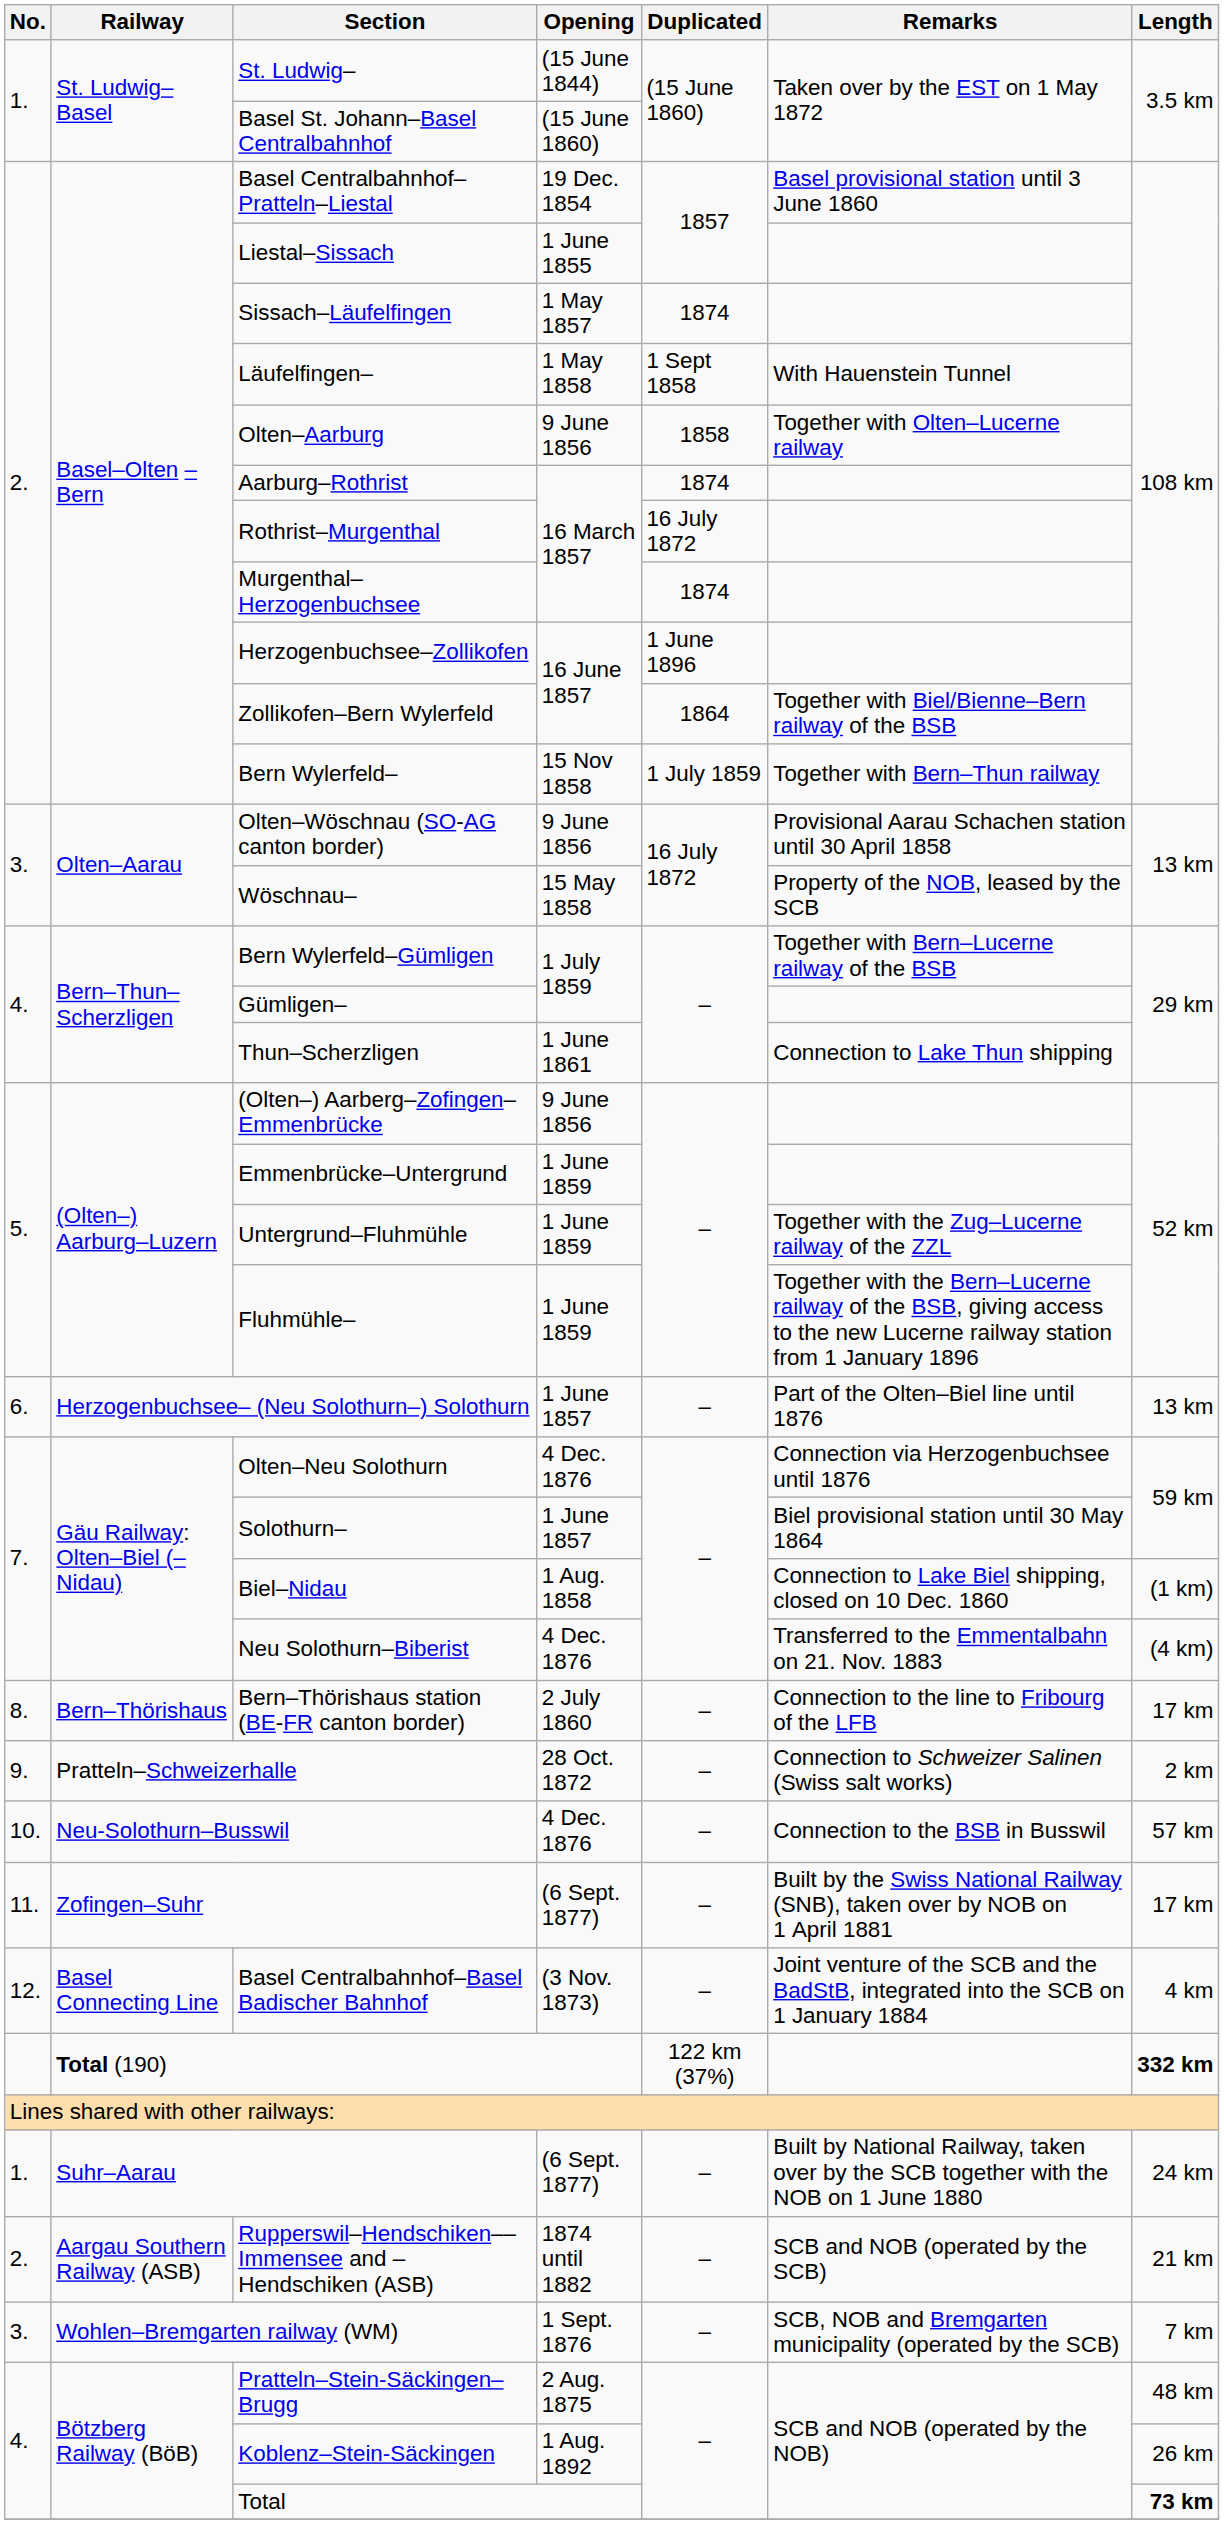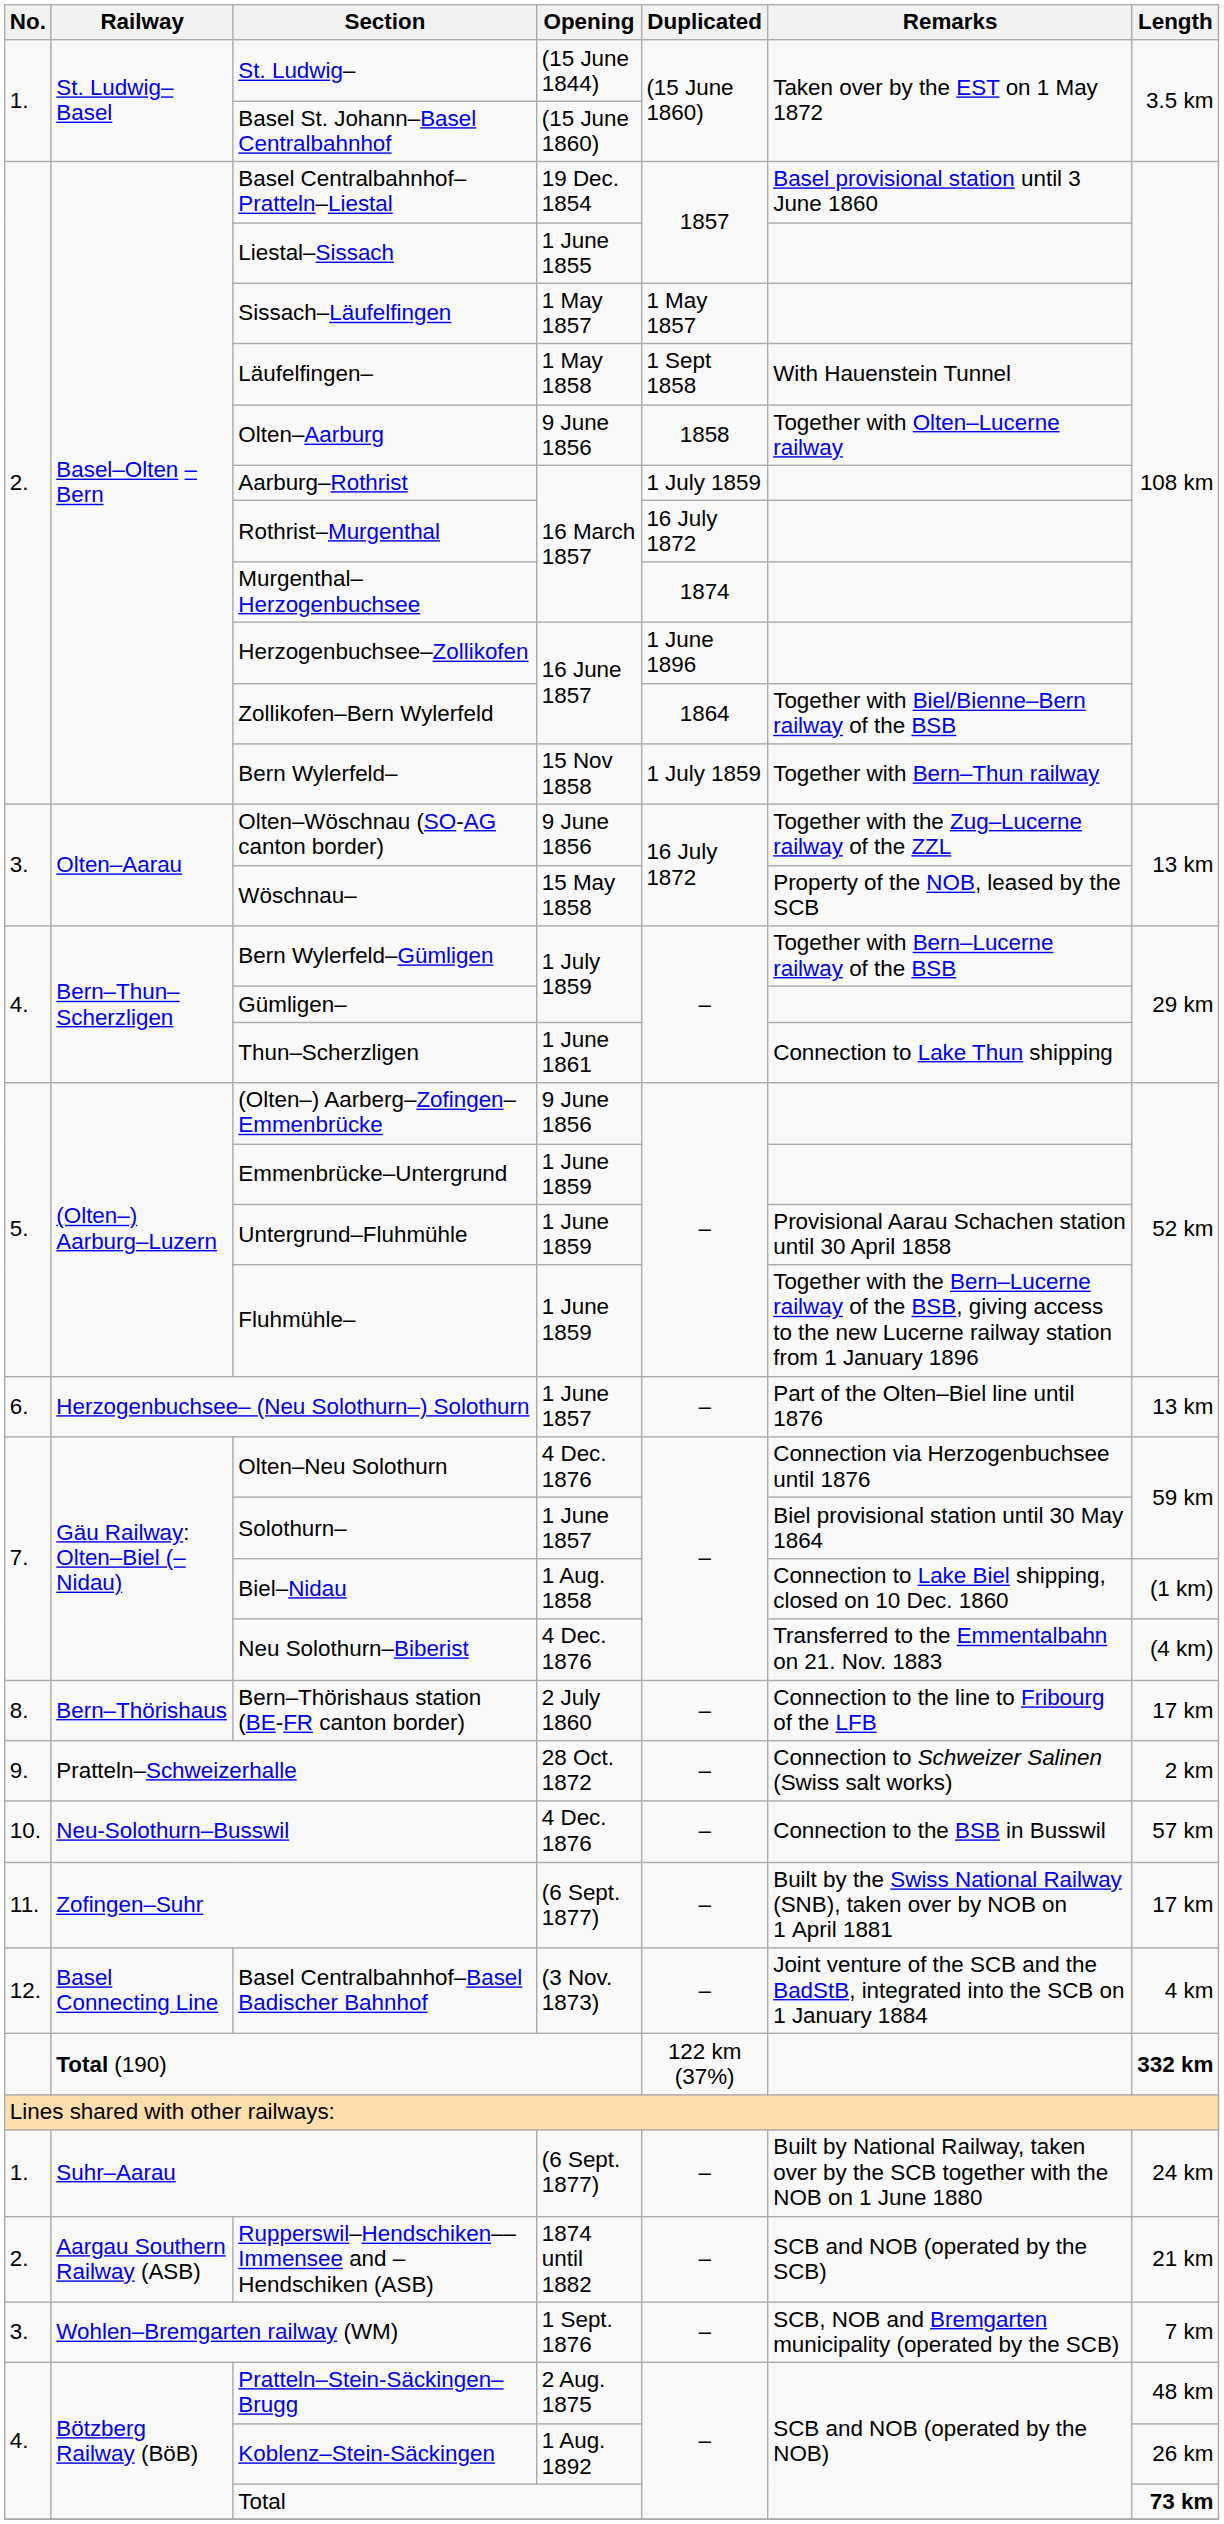(705, 313) 1874 -> (677, 313) 1 May 1857
(705, 482) 1874 -> (704, 482) 1 July 1859
(949, 834) Provisional Aarau Schachen station until 30 April 1858 -> (928, 834) Together with the Zug–Lucerne railway of the ZZL
(928, 1234) Together with the Zug–Lucerne railway of the ZZL -> (949, 1234) Provisional Aarau Schachen station until 30 April 1858
